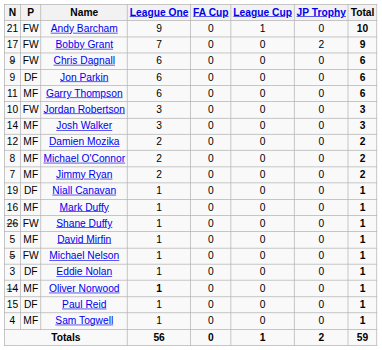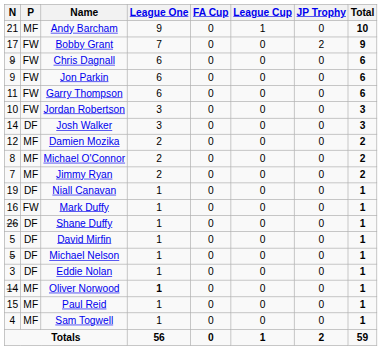(31, 28) FW -> (31, 28) MF
(31, 77) DF -> (31, 77) FW
(31, 93) MF -> (31, 93) FW
(31, 126) MF -> (31, 126) DF
(31, 207) MF -> (31, 207) FW
(31, 223) FW -> (31, 223) DF
(31, 239) MF -> (31, 239) DF
(31, 256) FW -> (31, 256) DF
(31, 304) DF -> (31, 304) MF
